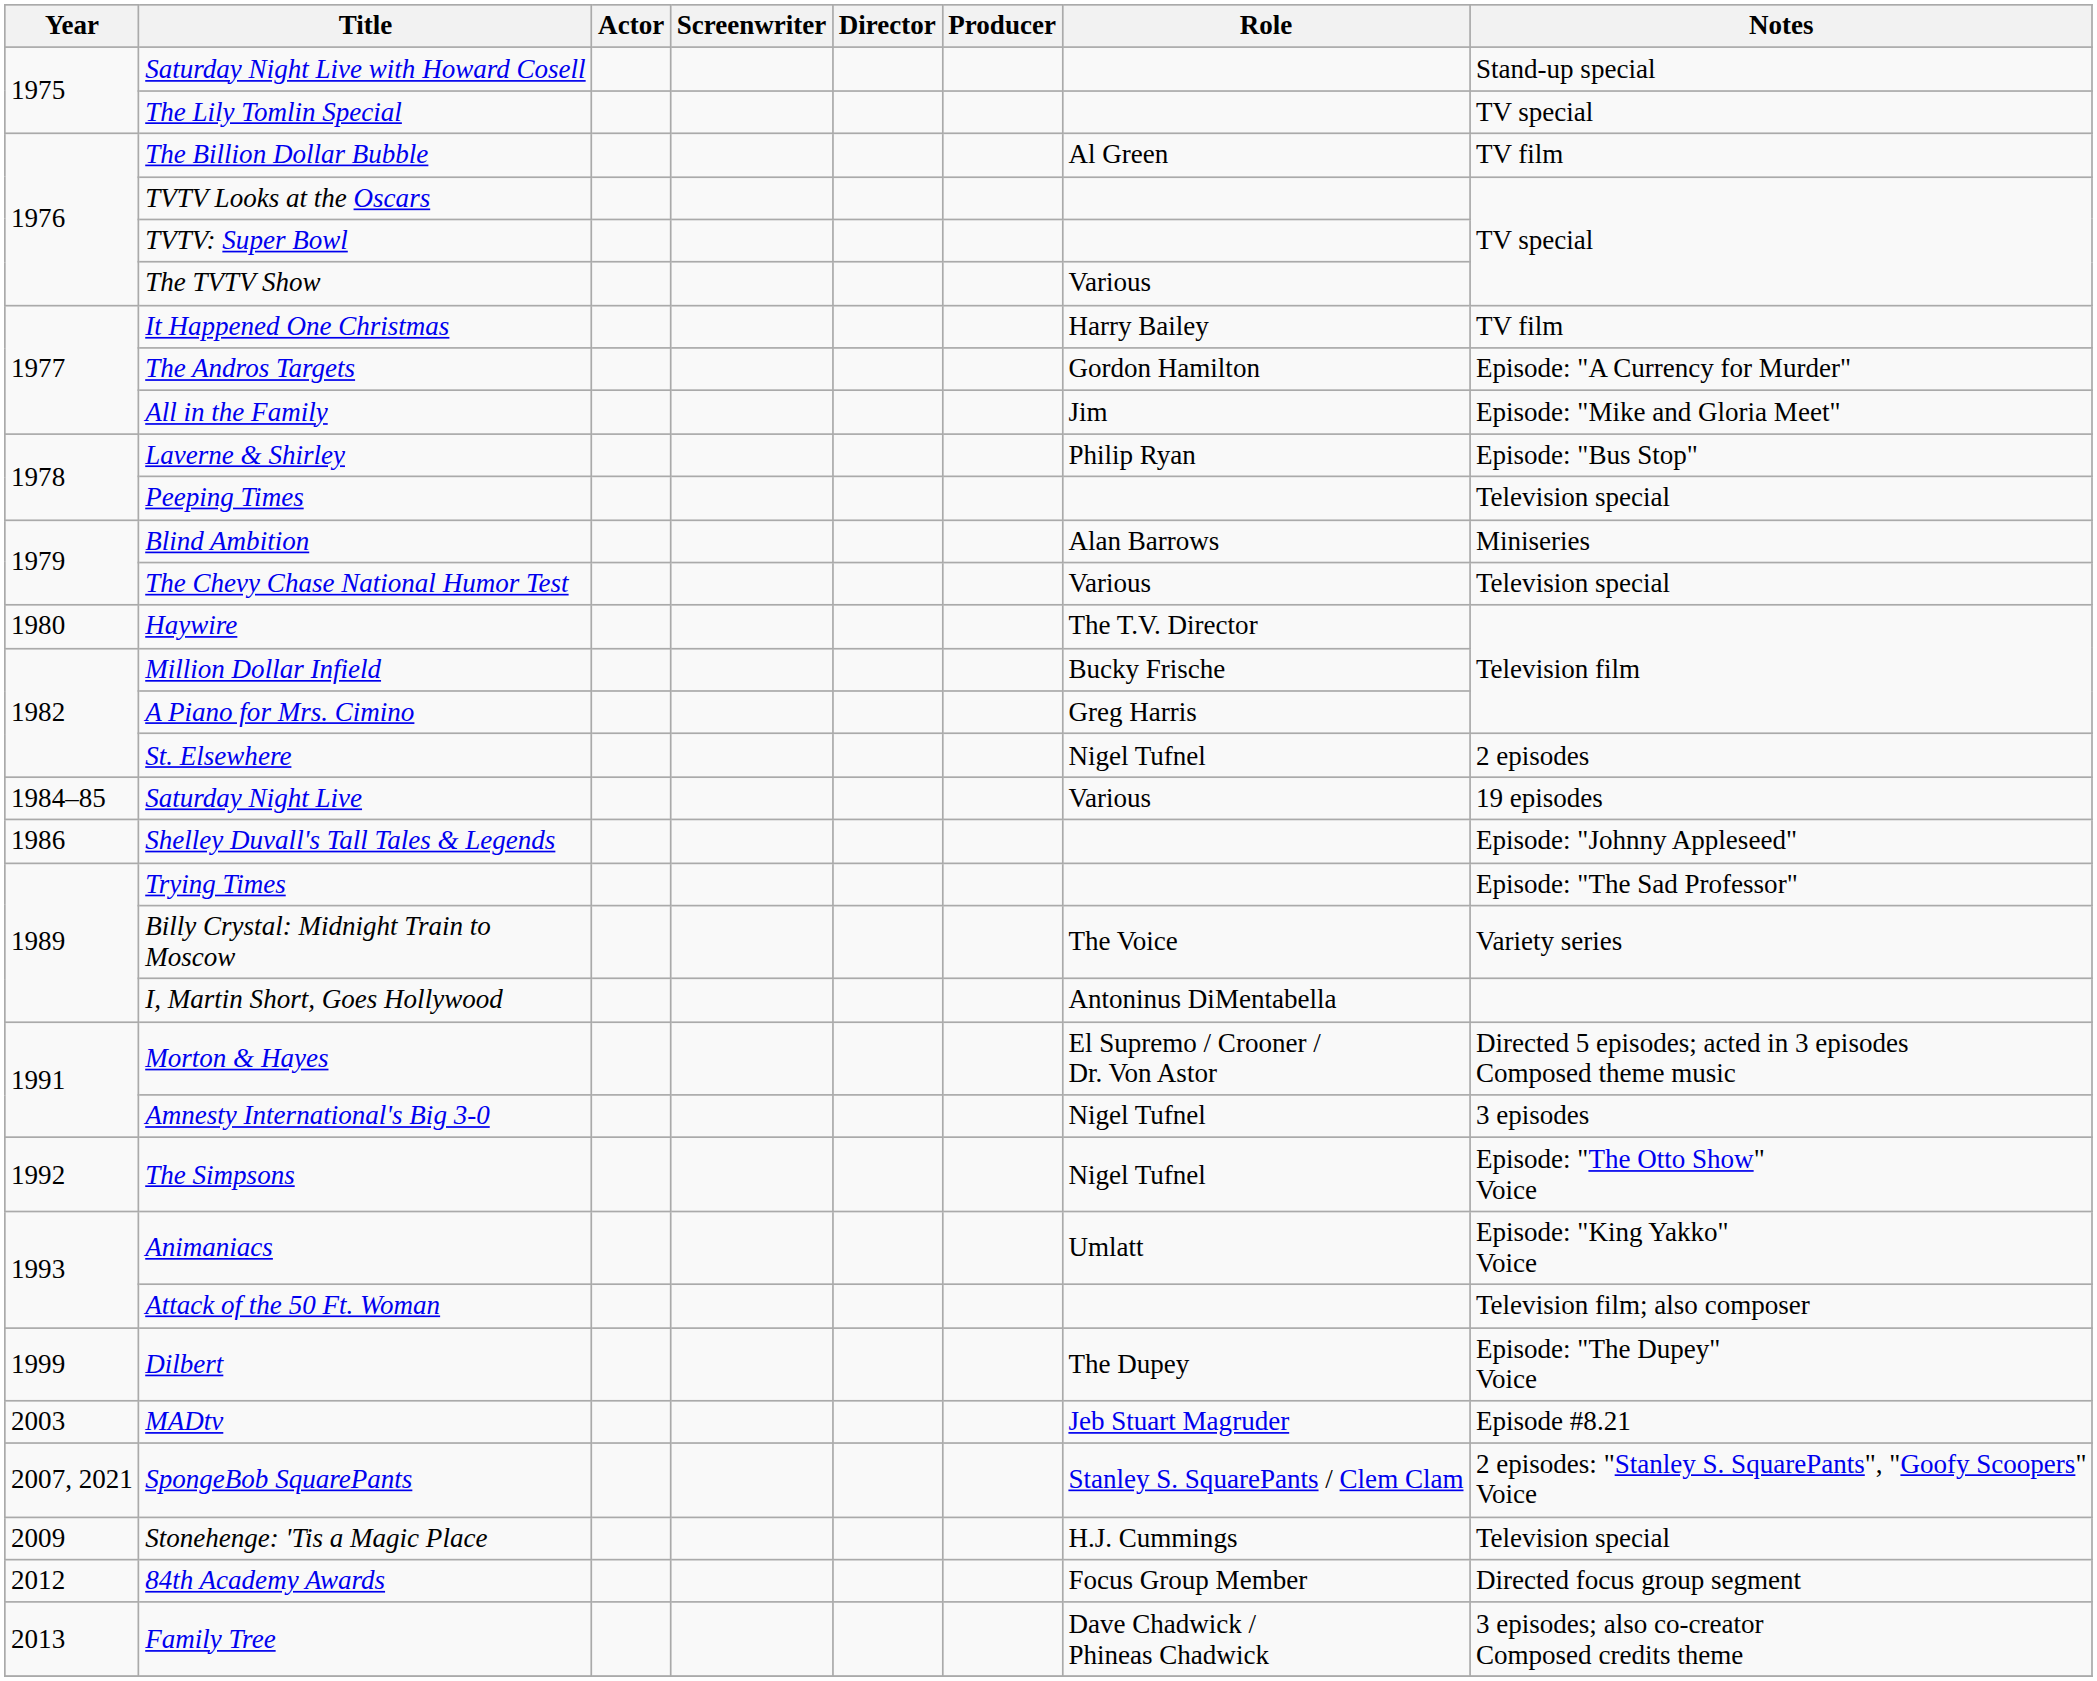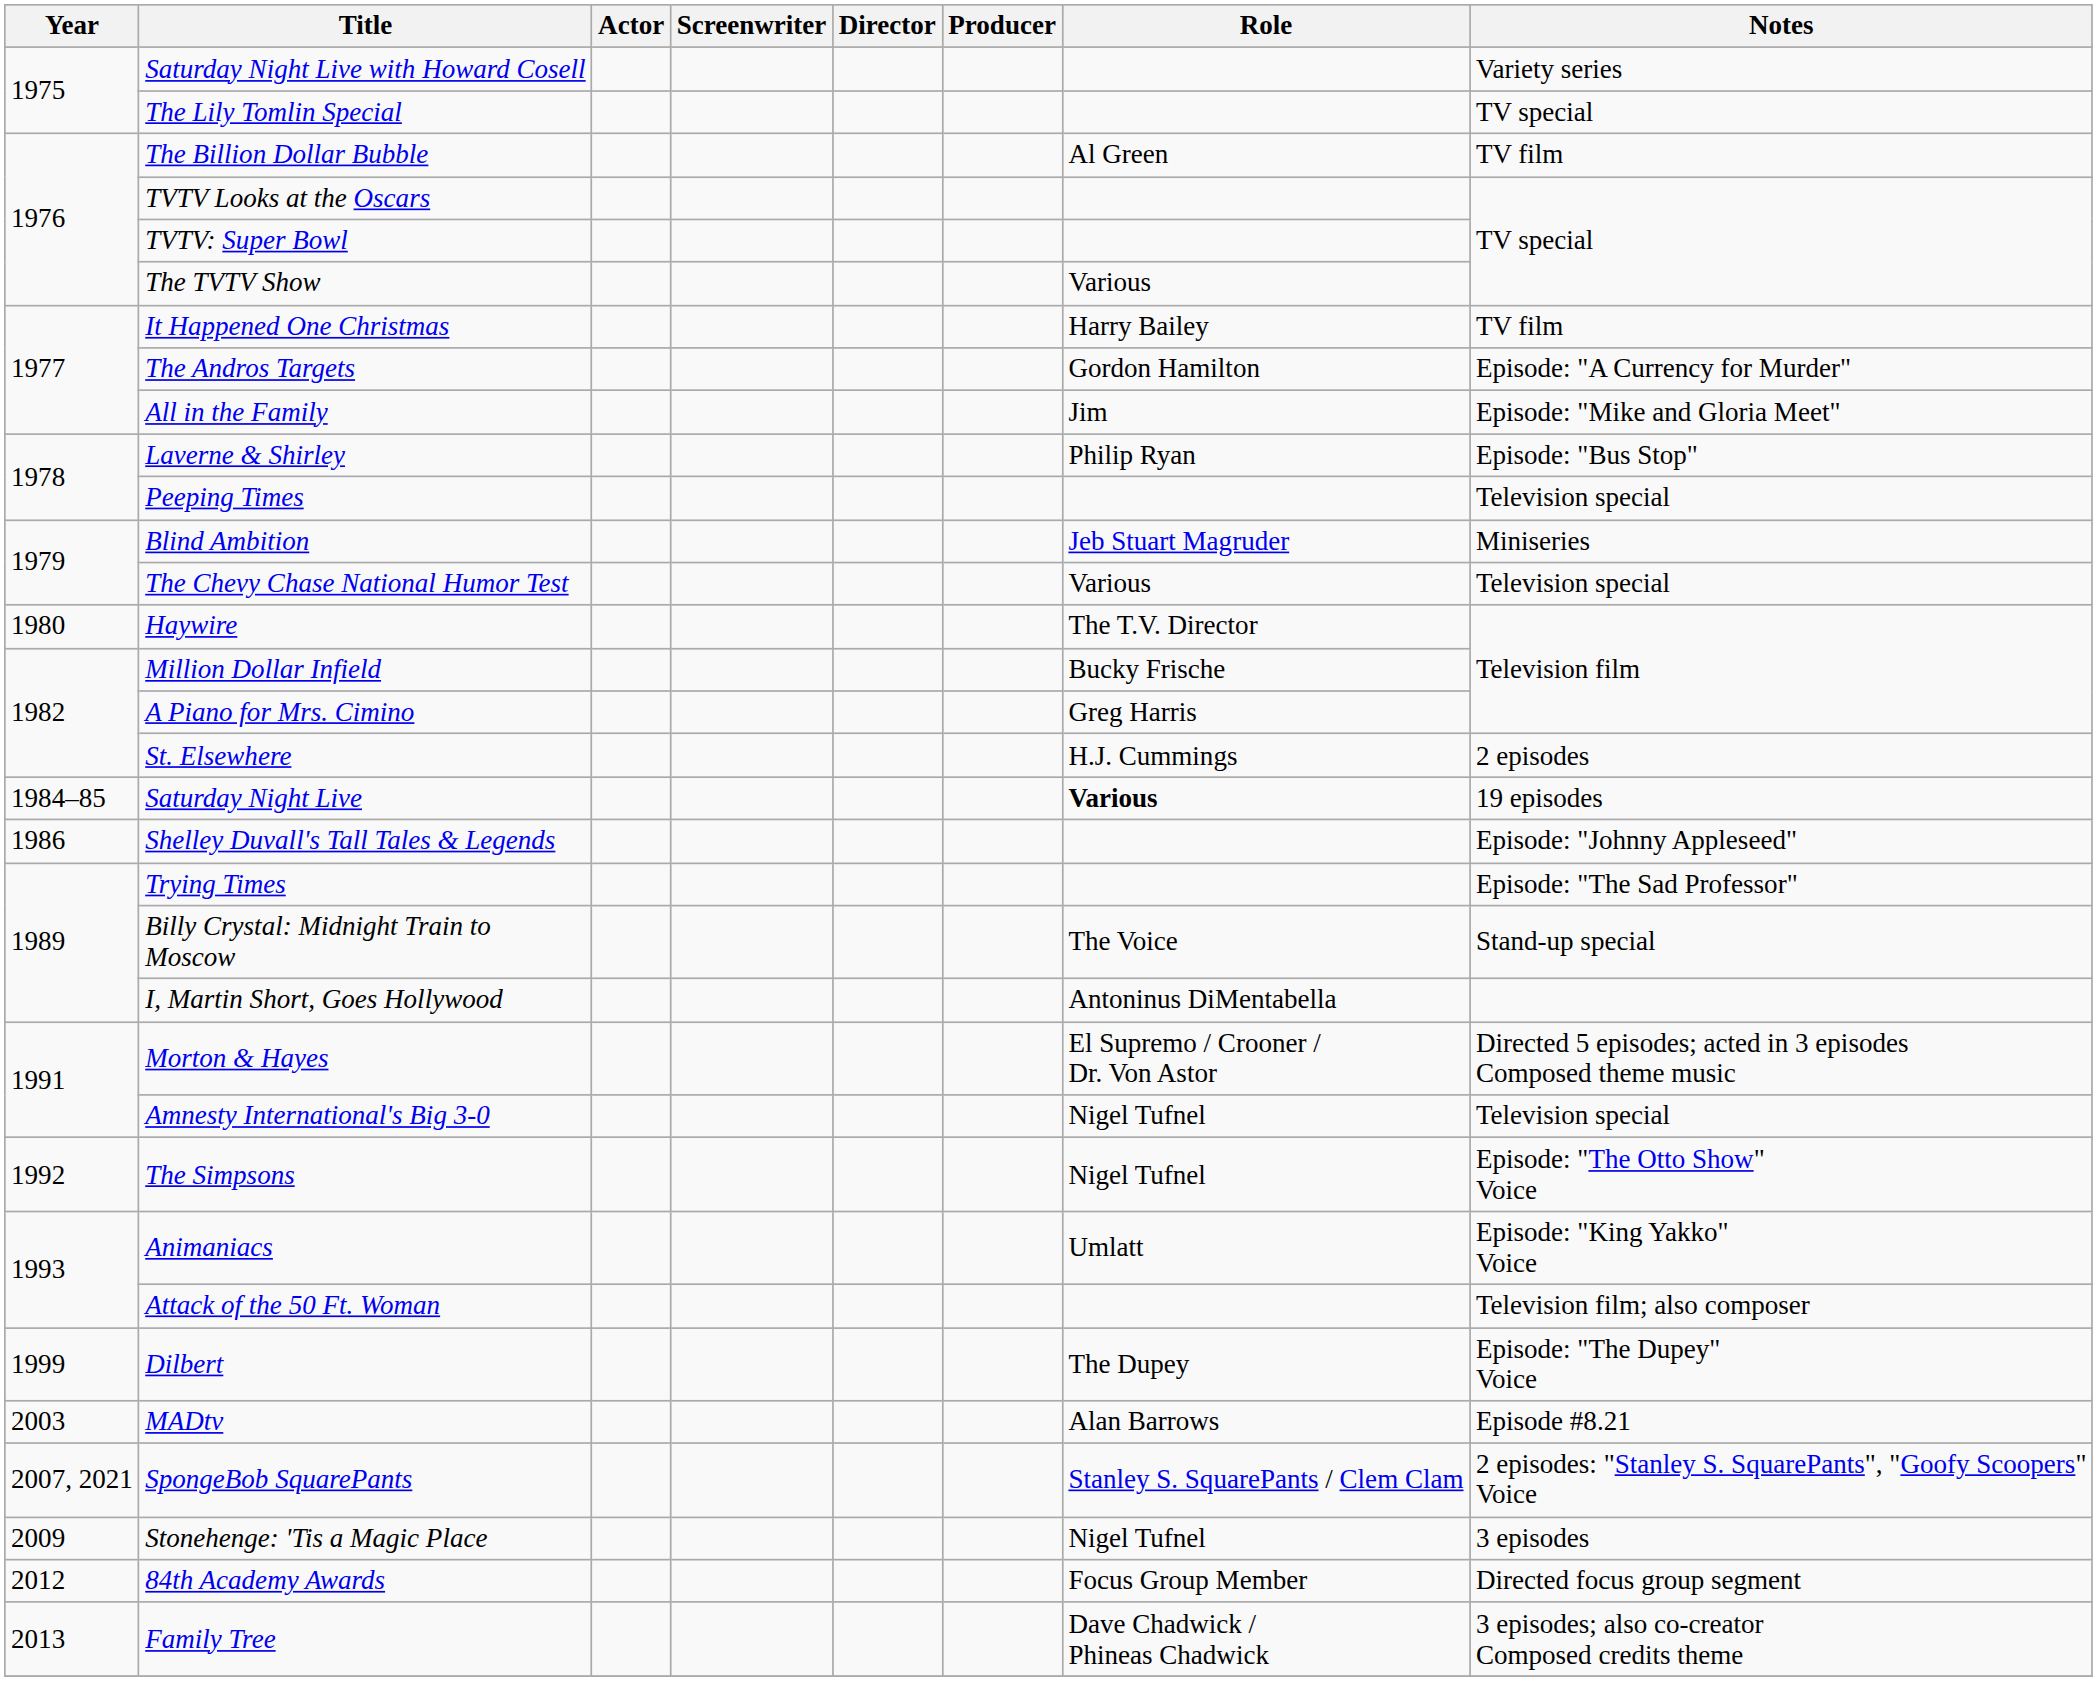(1566, 68) Stand-up special -> (1549, 68) Variety series
(1144, 540) Alan Barrows -> (1179, 540) Jeb Stuart Magruder
(1137, 754) Nigel Tufnel -> (1153, 754) H.J. Cummings
(1110, 797) normal -> (1113, 797) bold
(1549, 941) Variety series -> (1566, 941) Stand-up special
(1533, 1115) 3 episodes -> (1573, 1115) Television special
(1179, 1421) Jeb Stuart Magruder -> (1144, 1421) Alan Barrows
(1153, 1537) H.J. Cummings -> (1137, 1537) Nigel Tufnel
(1573, 1537) Television special -> (1533, 1537) 3 episodes
